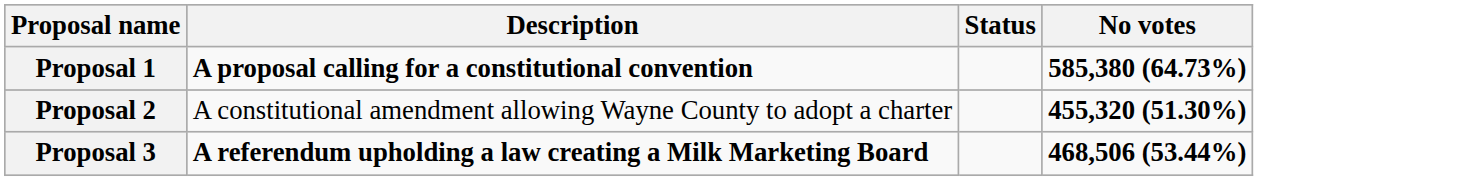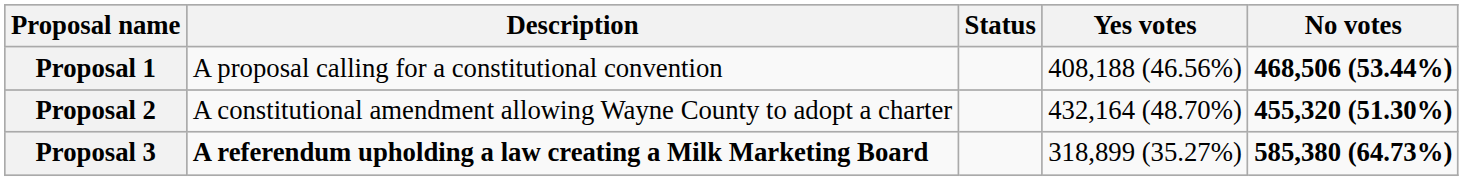+ column: (1145, 25)
(473, 68) bold -> (458, 68) normal
(1147, 68) 585,380 (64.73%) -> (1353, 68) 468,506 (53.44%)
(1147, 152) 468,506 (53.44%) -> (1353, 152) 585,380 (64.73%)
